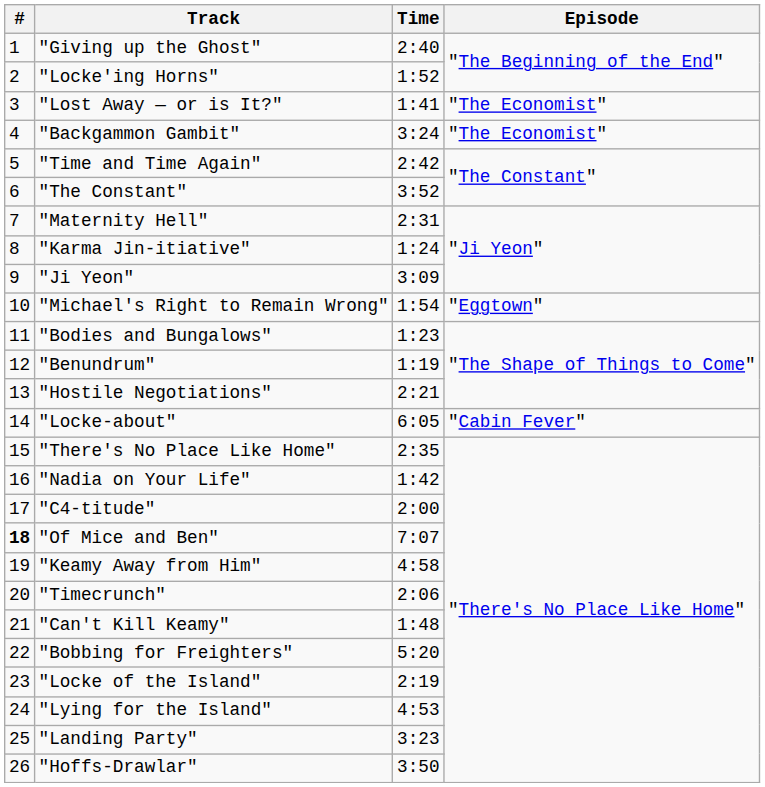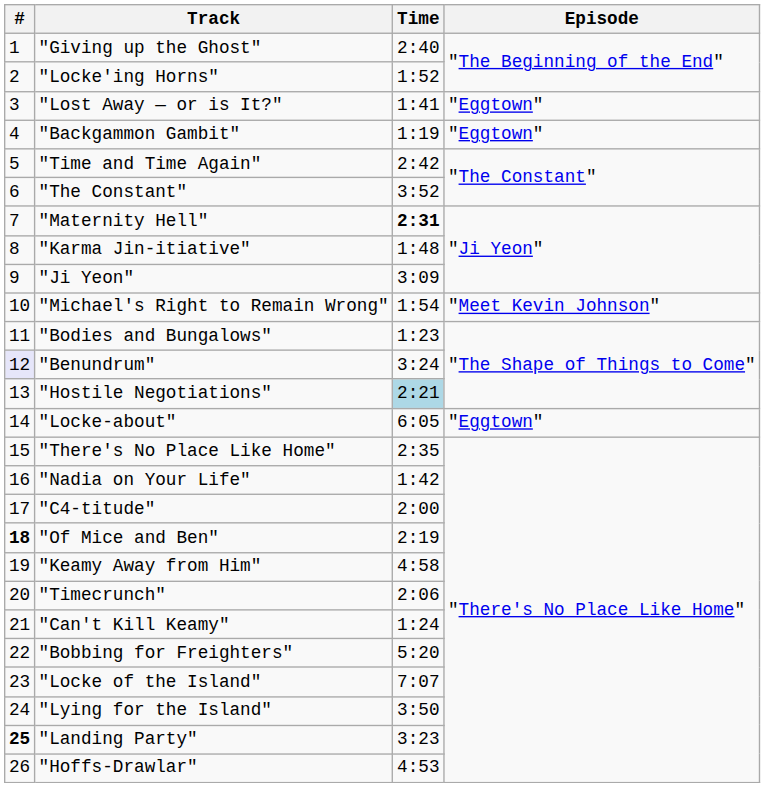(528, 106) "The Economist" -> (496, 106) "Eggtown"
(418, 134) 3:24 -> (418, 134) 1:19
(528, 134) "The Economist" -> (496, 134) "Eggtown"
(418, 221) normal -> (418, 221) bold
(418, 250) 1:24 -> (418, 250) 1:48
(496, 307) "Eggtown" -> (554, 307) "Meet Kevin Johnson"
(20, 365) no background -> (20, 365) lavender background
(418, 365) 1:19 -> (418, 365) 3:24
(418, 394) no background -> (418, 394) lightblue background
(517, 422) "Cabin Fever" -> (496, 422) "Eggtown"
(418, 538) 7:07 -> (418, 538) 2:19
(418, 624) 1:48 -> (418, 624) 1:24
(418, 682) 2:19 -> (418, 682) 7:07
(418, 711) 4:53 -> (418, 711) 3:50
(20, 739) normal -> (20, 739) bold
(418, 768) 3:50 -> (418, 768) 4:53
